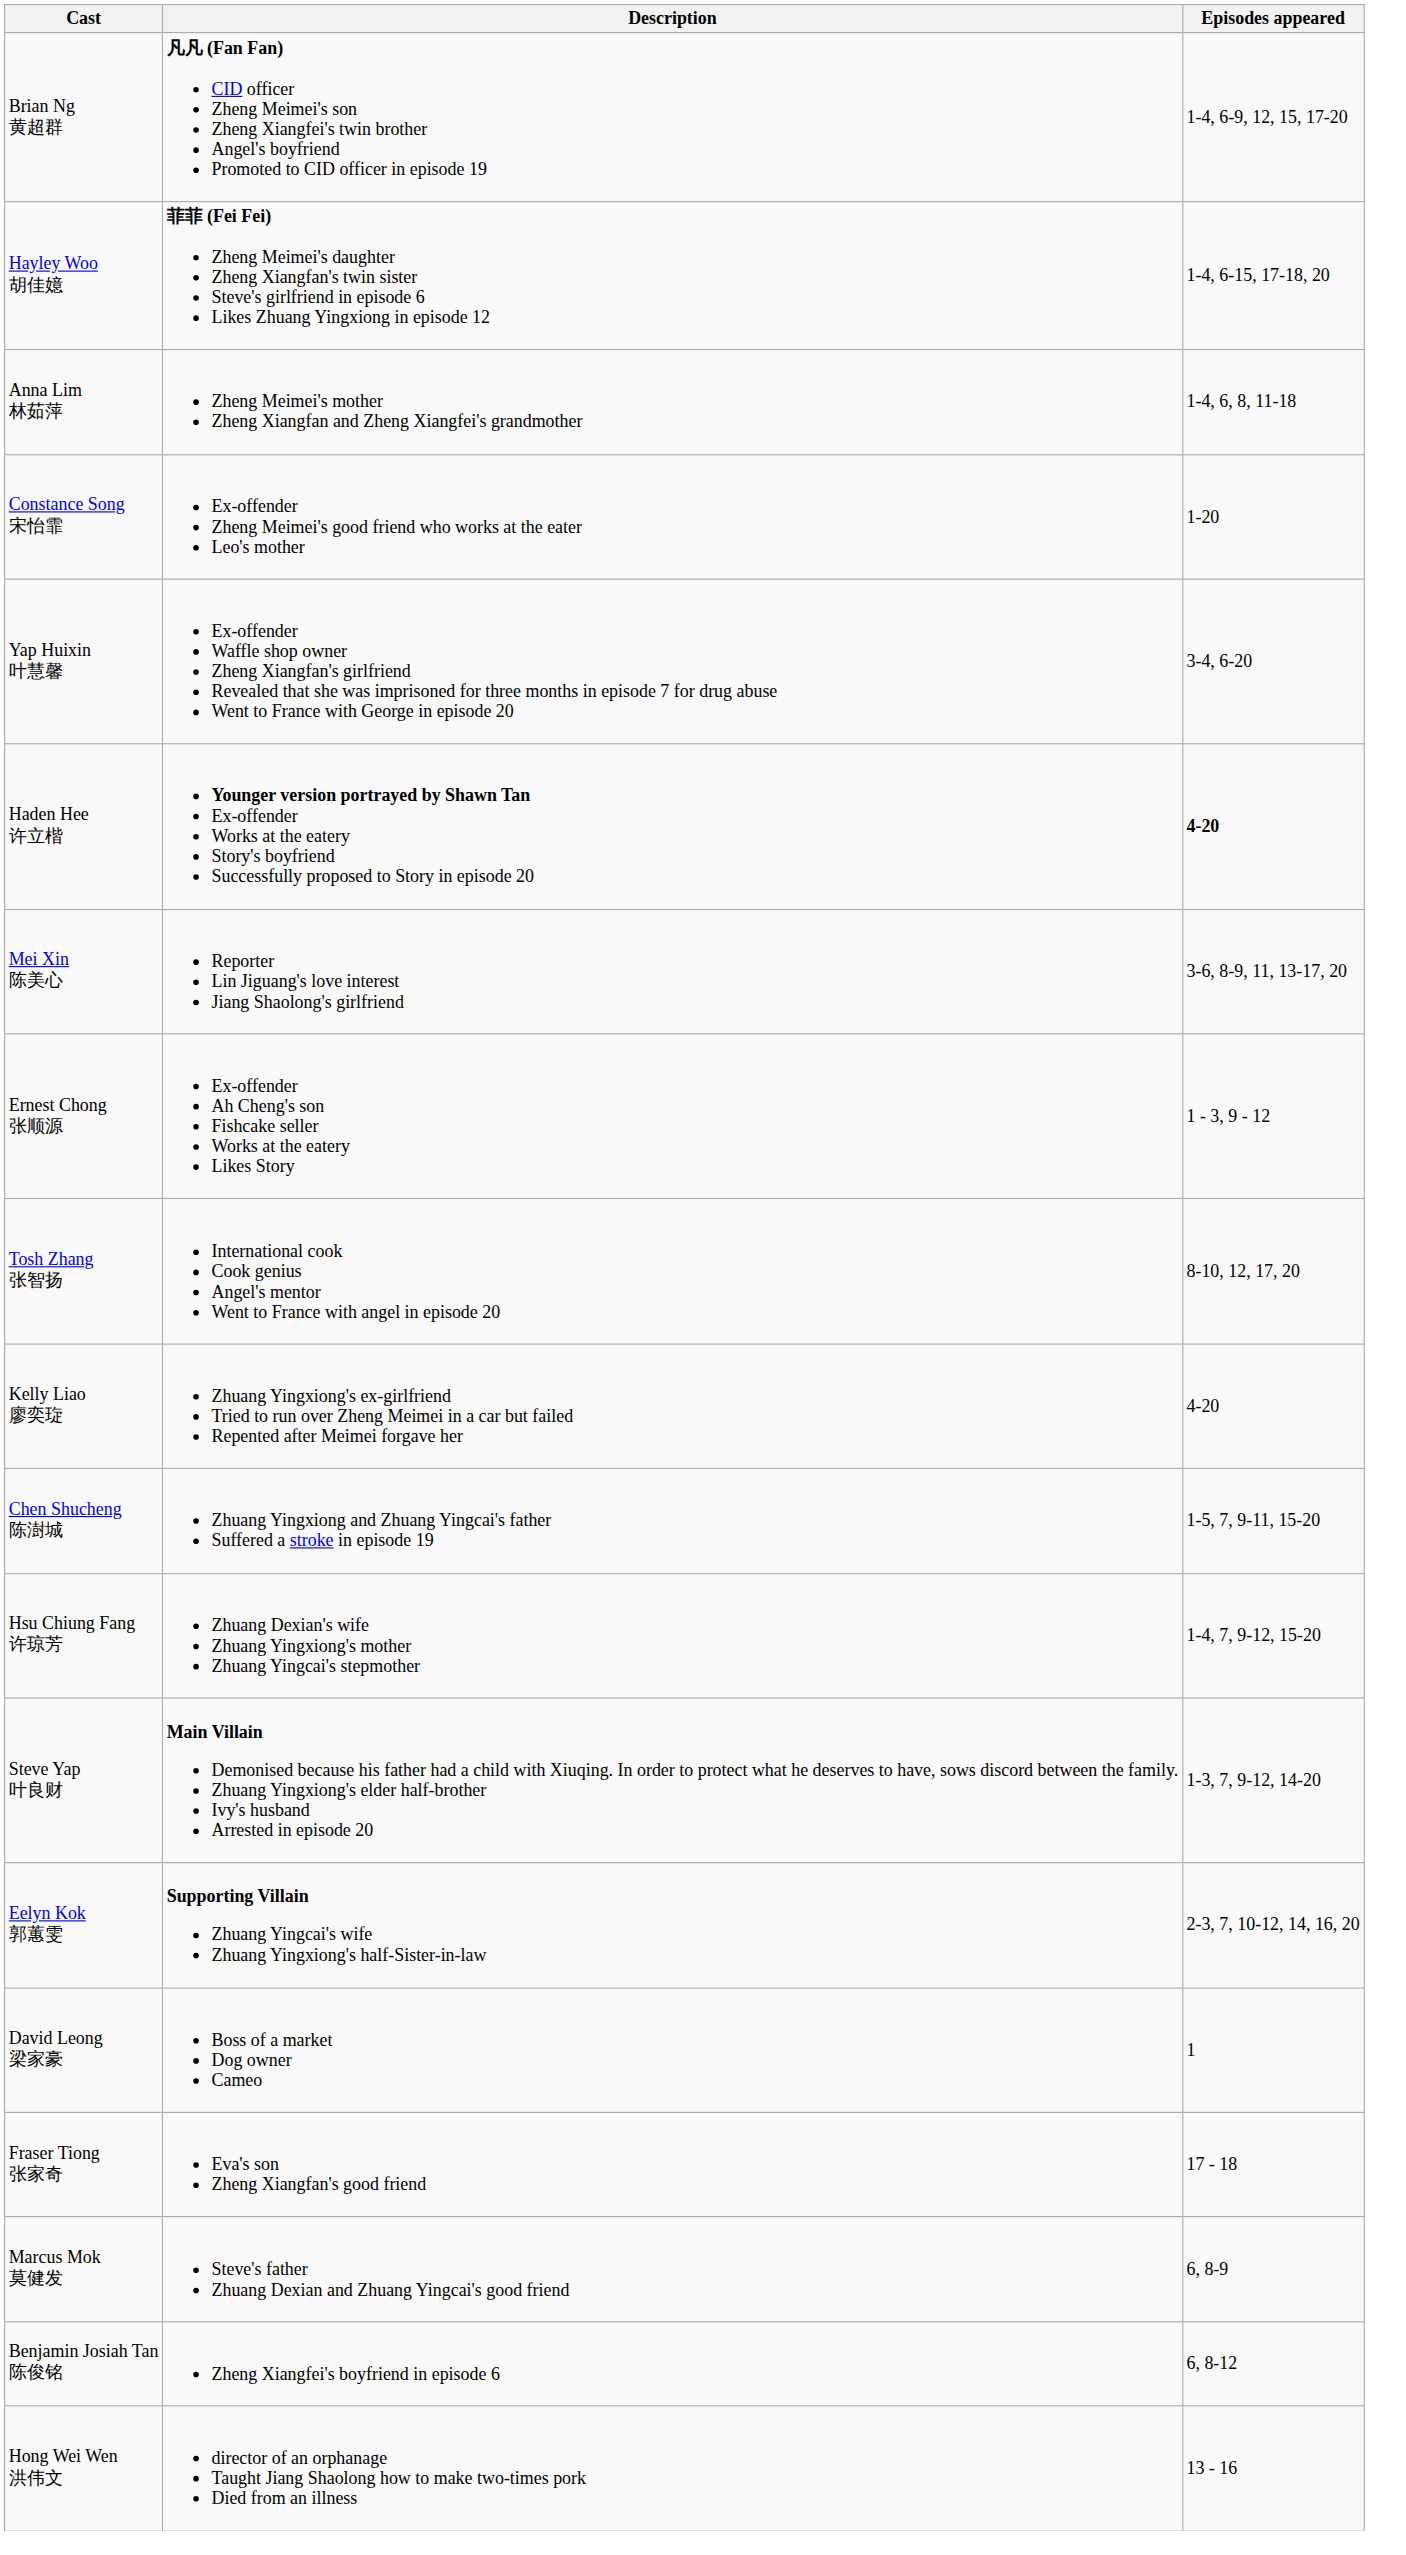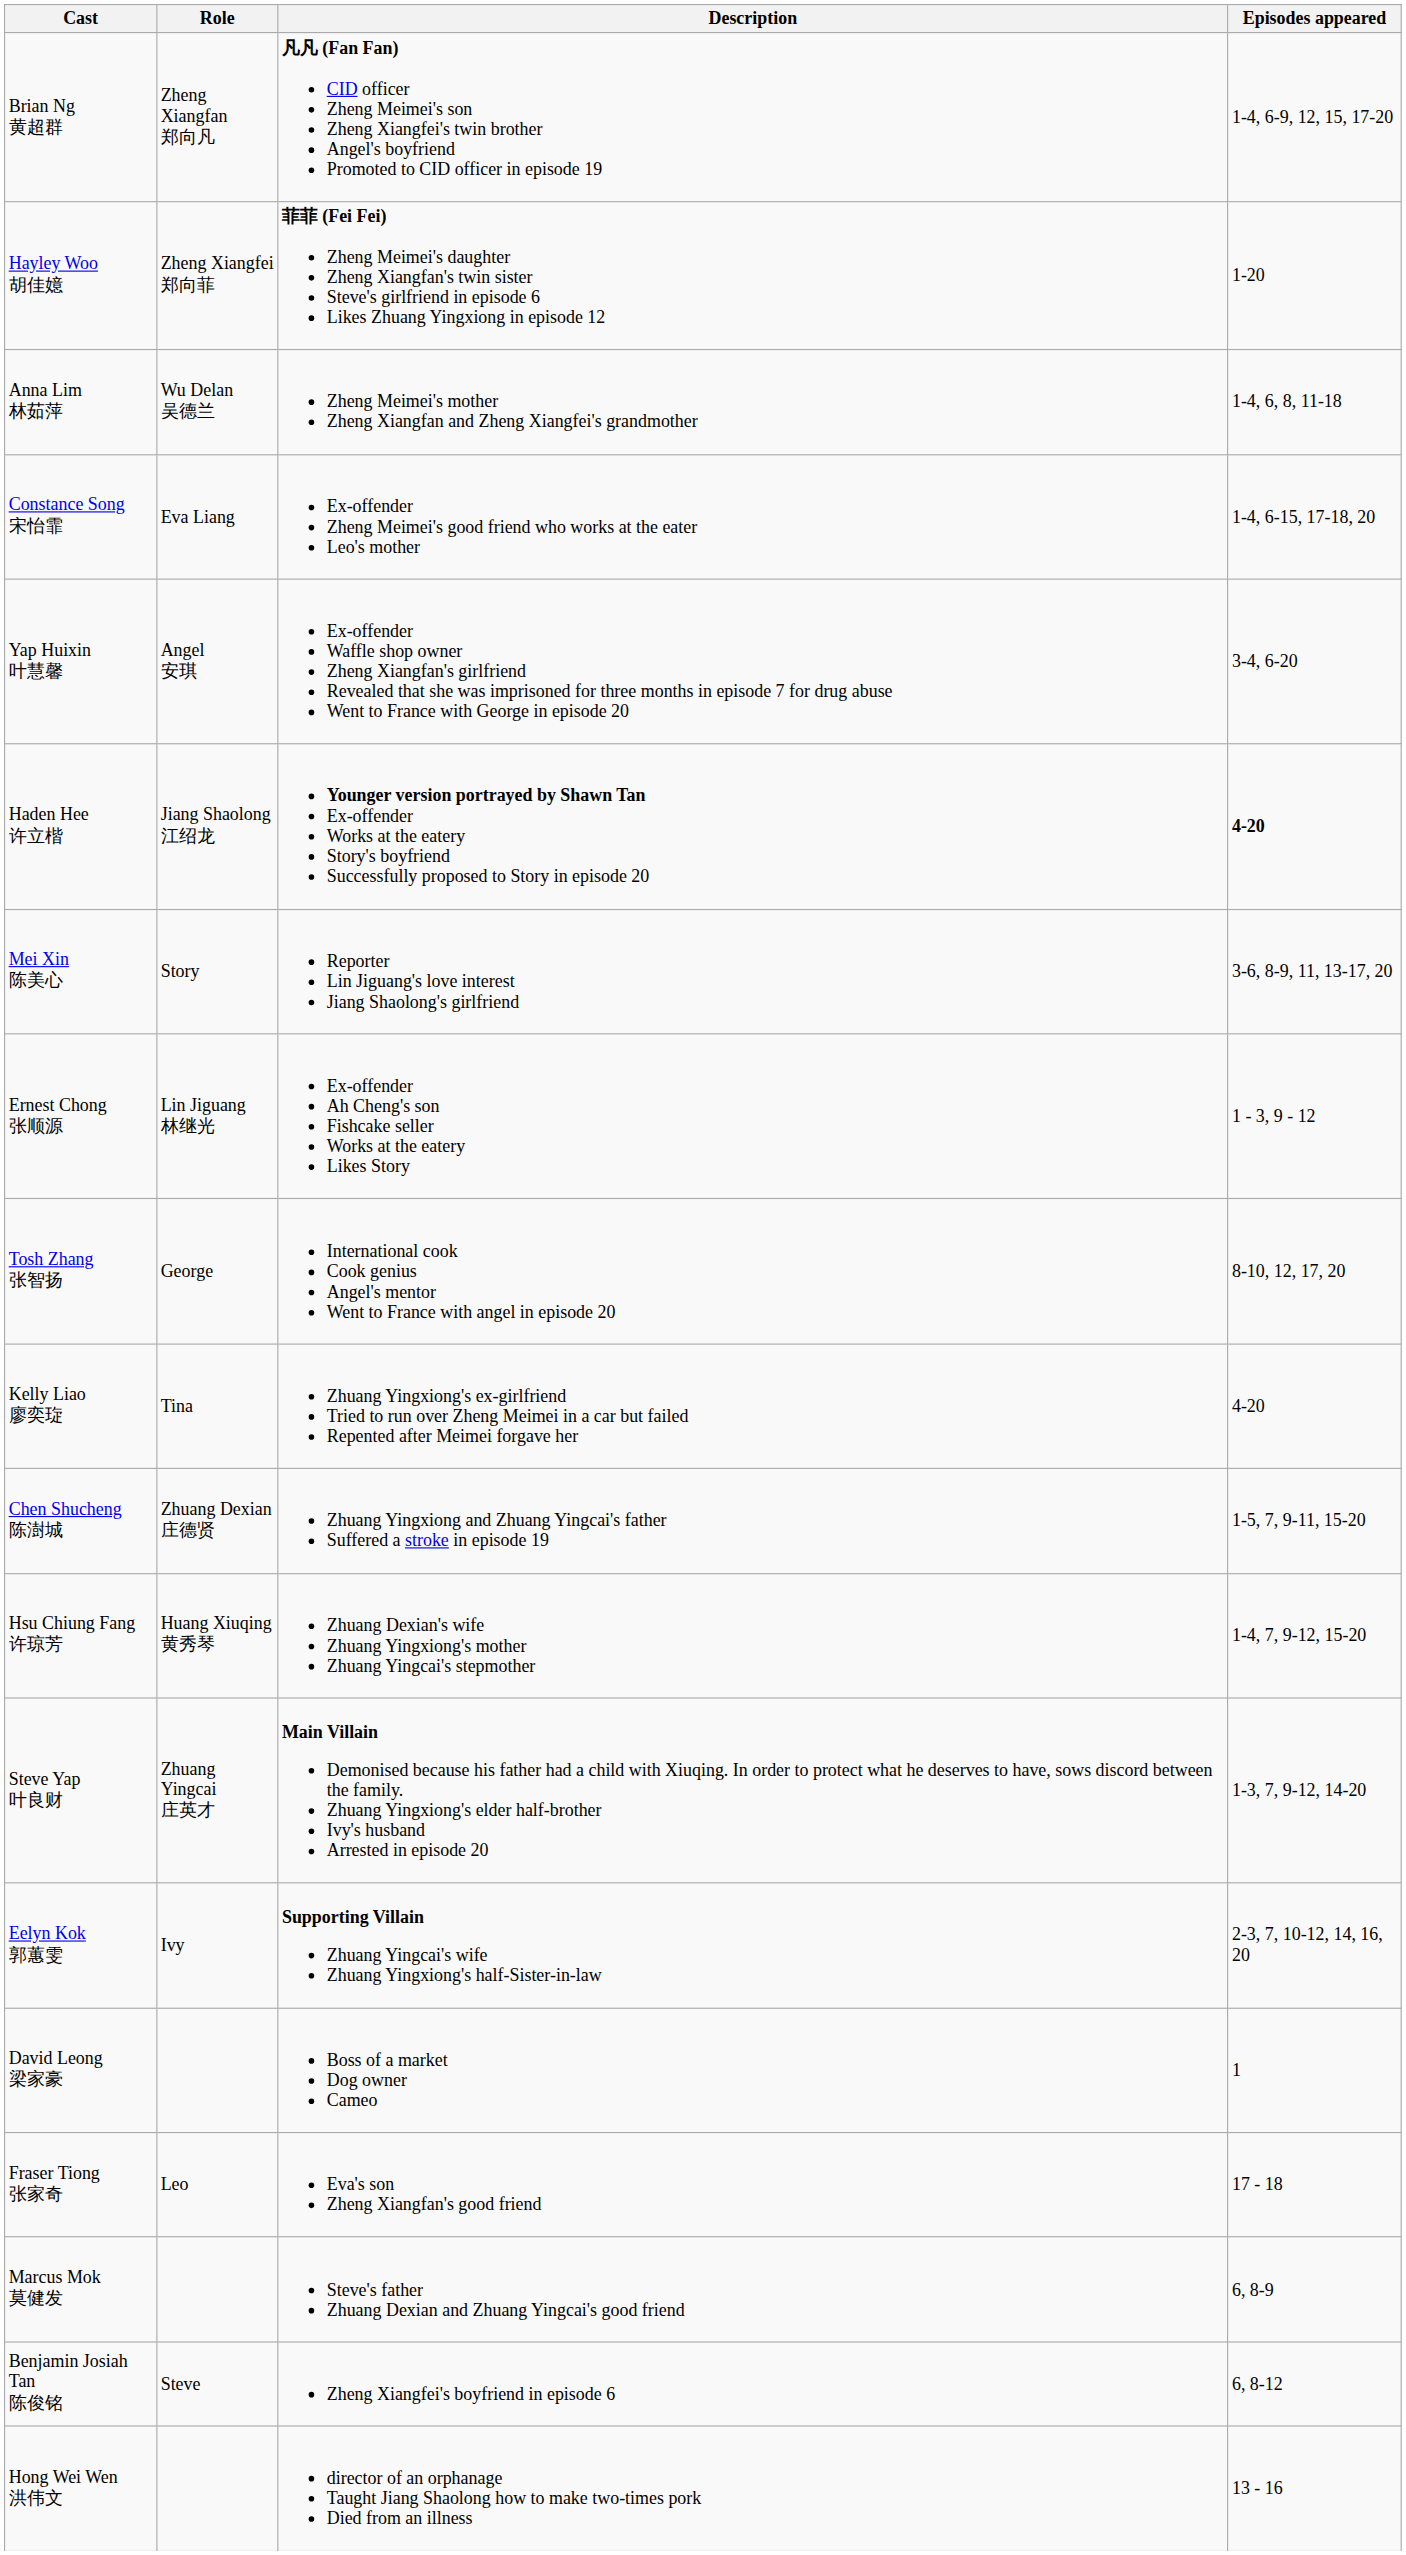+ column: (217, 18)
(1258, 275) 1-4, 6-15, 17-18, 20 -> (1248, 275) 1-20
(1203, 516) 1-20 -> (1304, 516) 1-4, 6-15, 17-18, 20
